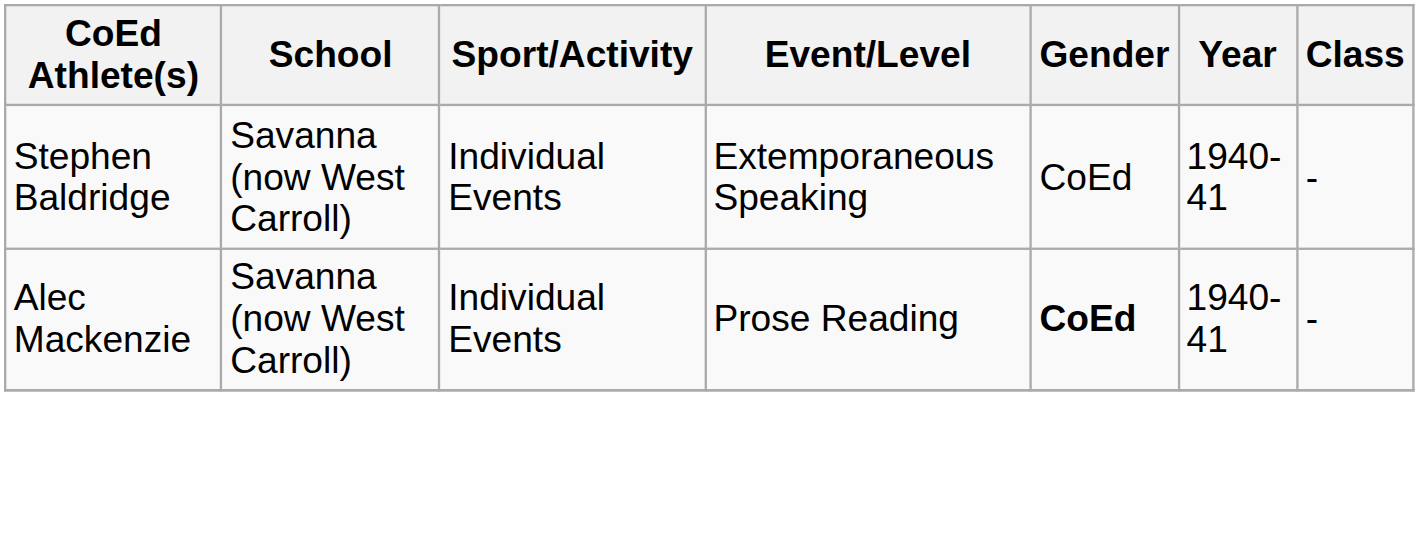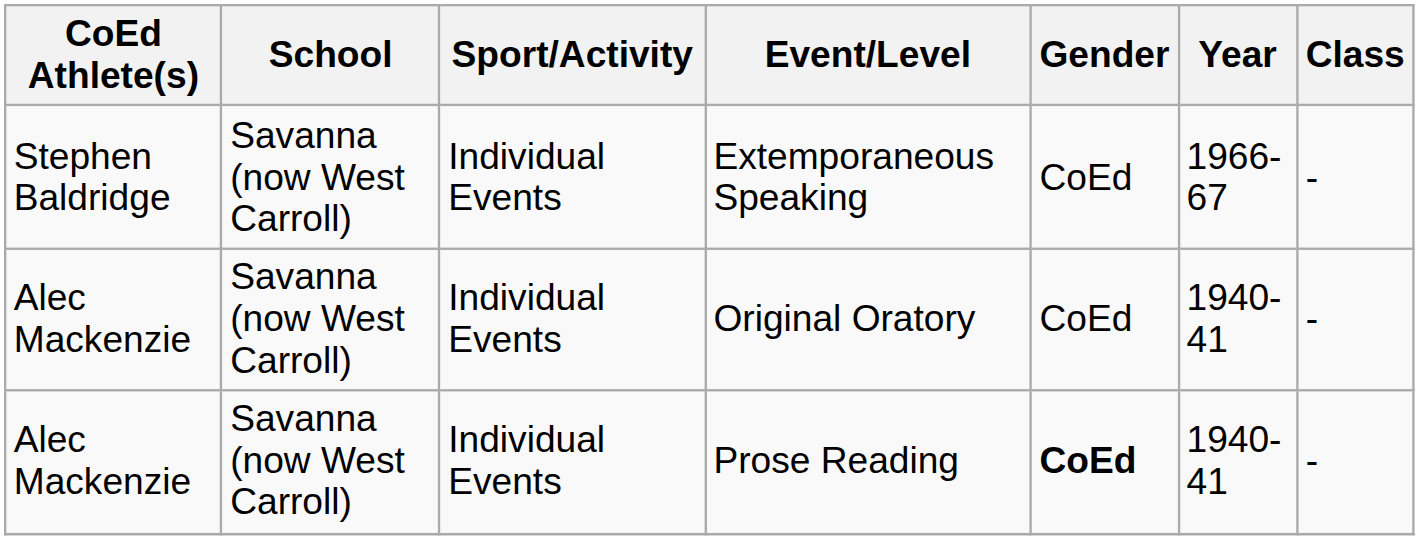(1234, 176) 1940-41 -> (1234, 176) 1966-67
+ row: (844, 318)
